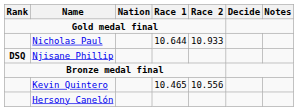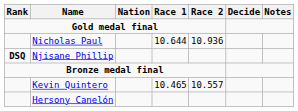(207, 41) 10.933 -> (207, 41) 10.936
(207, 85) 10.556 -> (207, 85) 10.557
